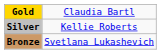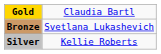rows swapped: (23, 27) <-> (23, 41)
